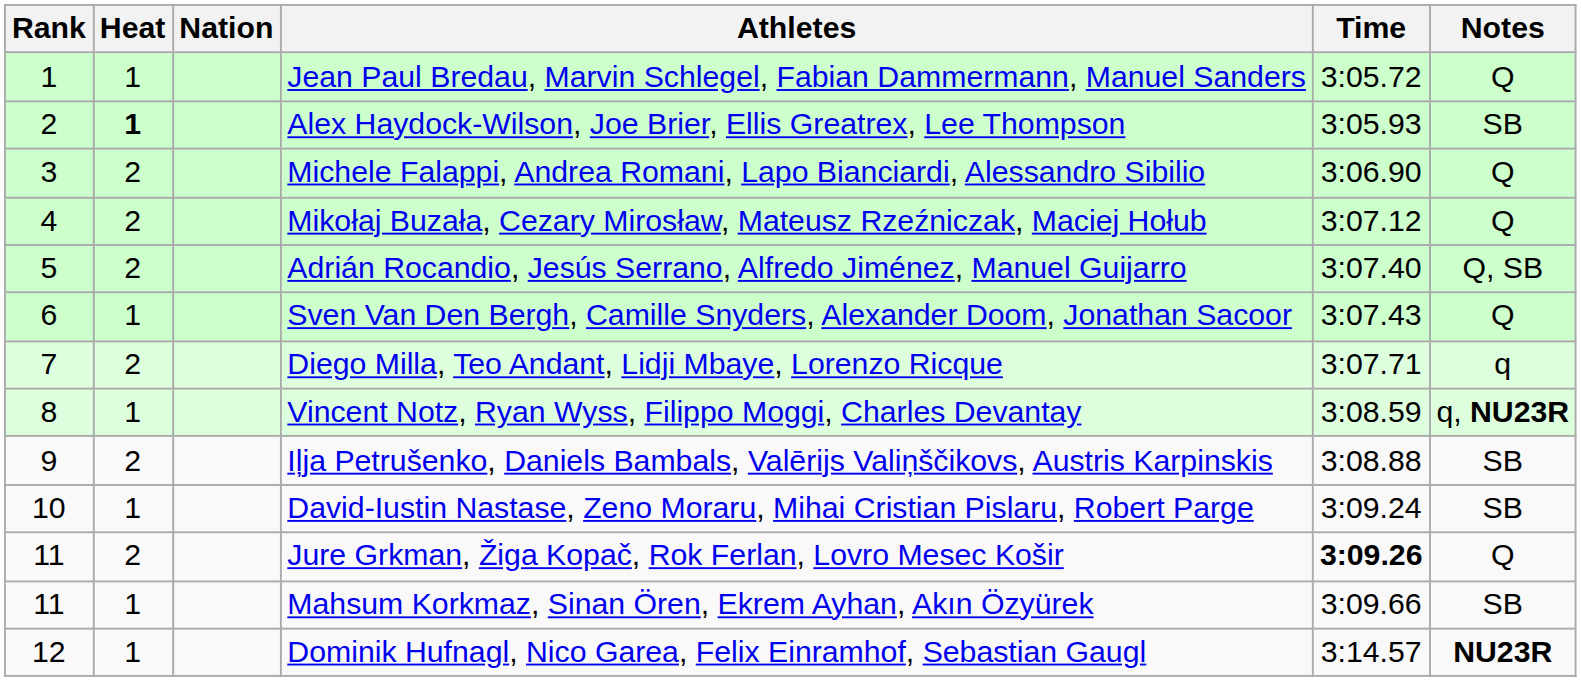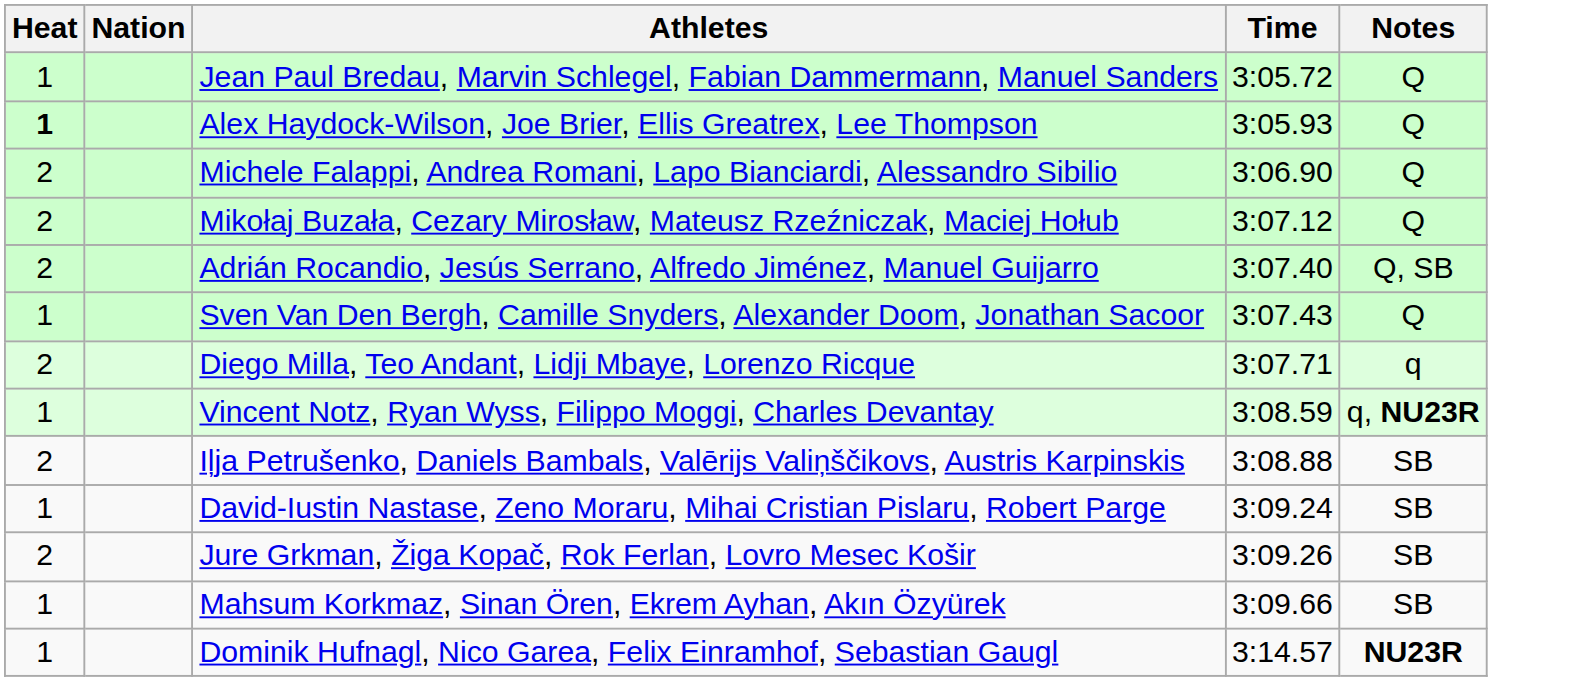- column: (49, 28)
(1503, 124) SB -> (1413, 124) Q
(1371, 556) bold -> (1282, 556) normal
(1503, 556) Q -> (1413, 556) SB
